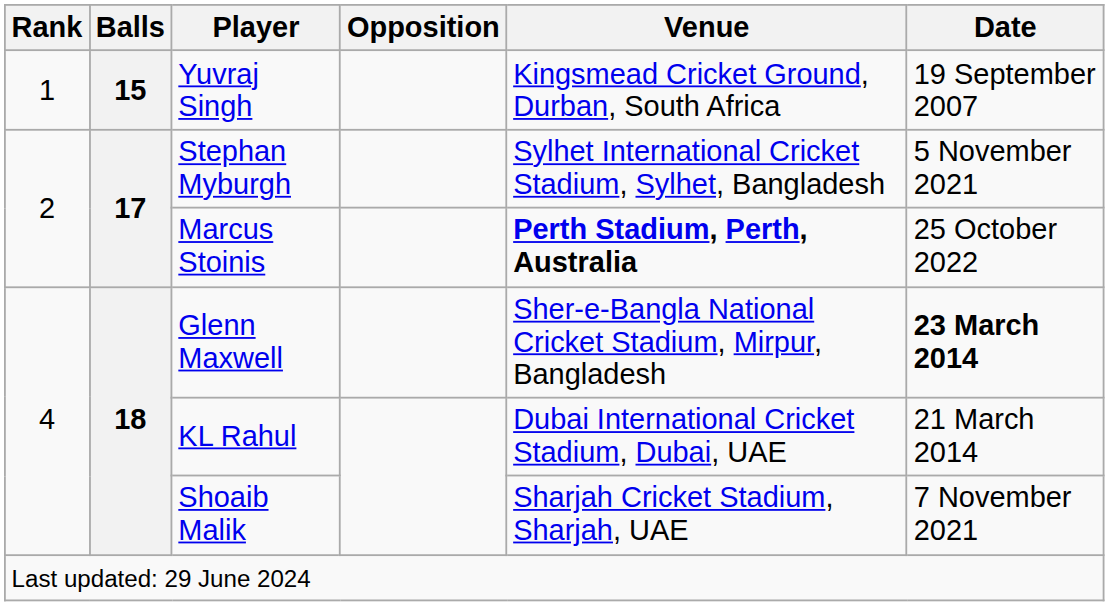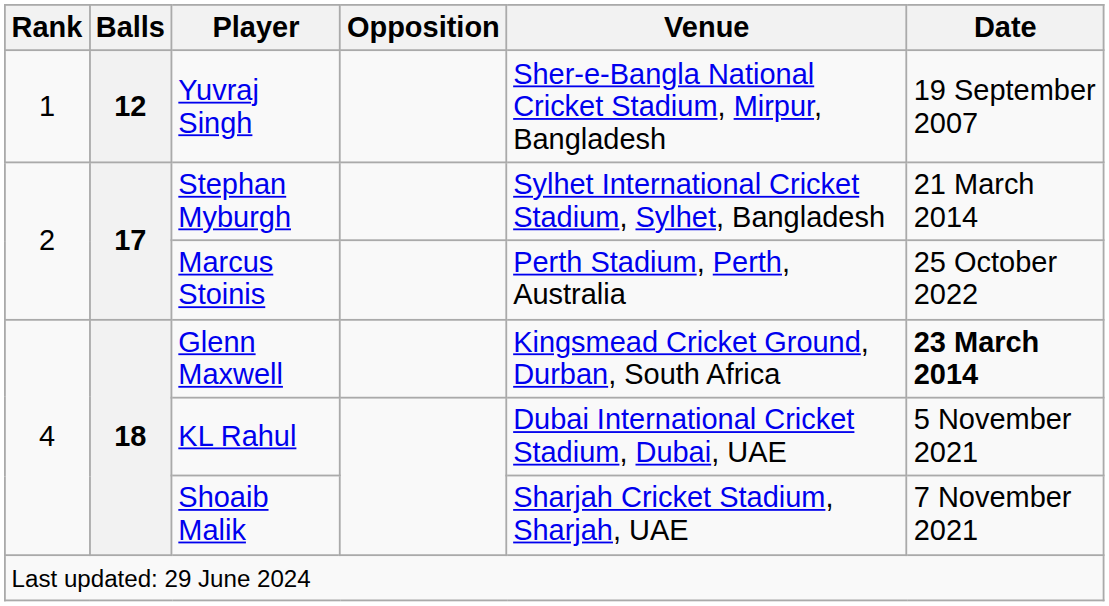(130, 89) 15 -> (130, 105) 12
(691, 89) Kingsmead Cricket Ground, Durban, South Africa -> (668, 105) Sher-e-Bangla National Cricket Stadium, Mirpur, Bangladesh
(993, 168) 5 November 2021 -> (974, 200) 21 March 2014
(660, 246) bold -> (652, 279) normal
(668, 341) Sher-e-Bangla National Cricket Stadium, Mirpur, Bangladesh -> (691, 357) Kingsmead Cricket Ground, Durban, South Africa
(974, 436) 21 March 2014 -> (993, 436) 5 November 2021
